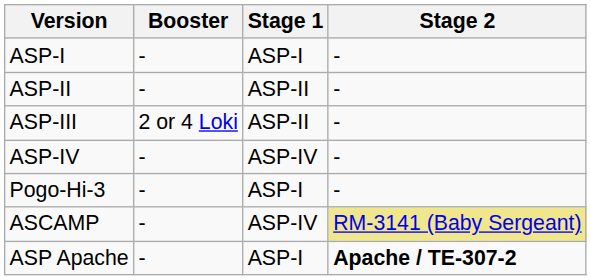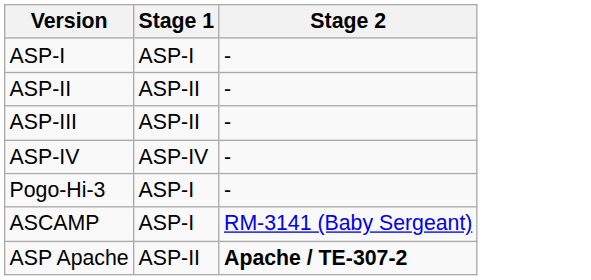- column: (188, 21)
(283, 223) ASP-IV -> (166, 223) ASP-I
(457, 223) khaki background -> (348, 223) no background
(275, 257) ASP-I -> (169, 257) ASP-II
